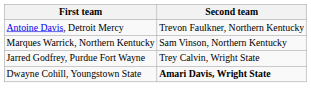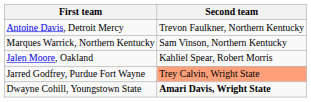+ row: (50, 58)
(209, 58) no background -> (209, 74) lightsalmon background
